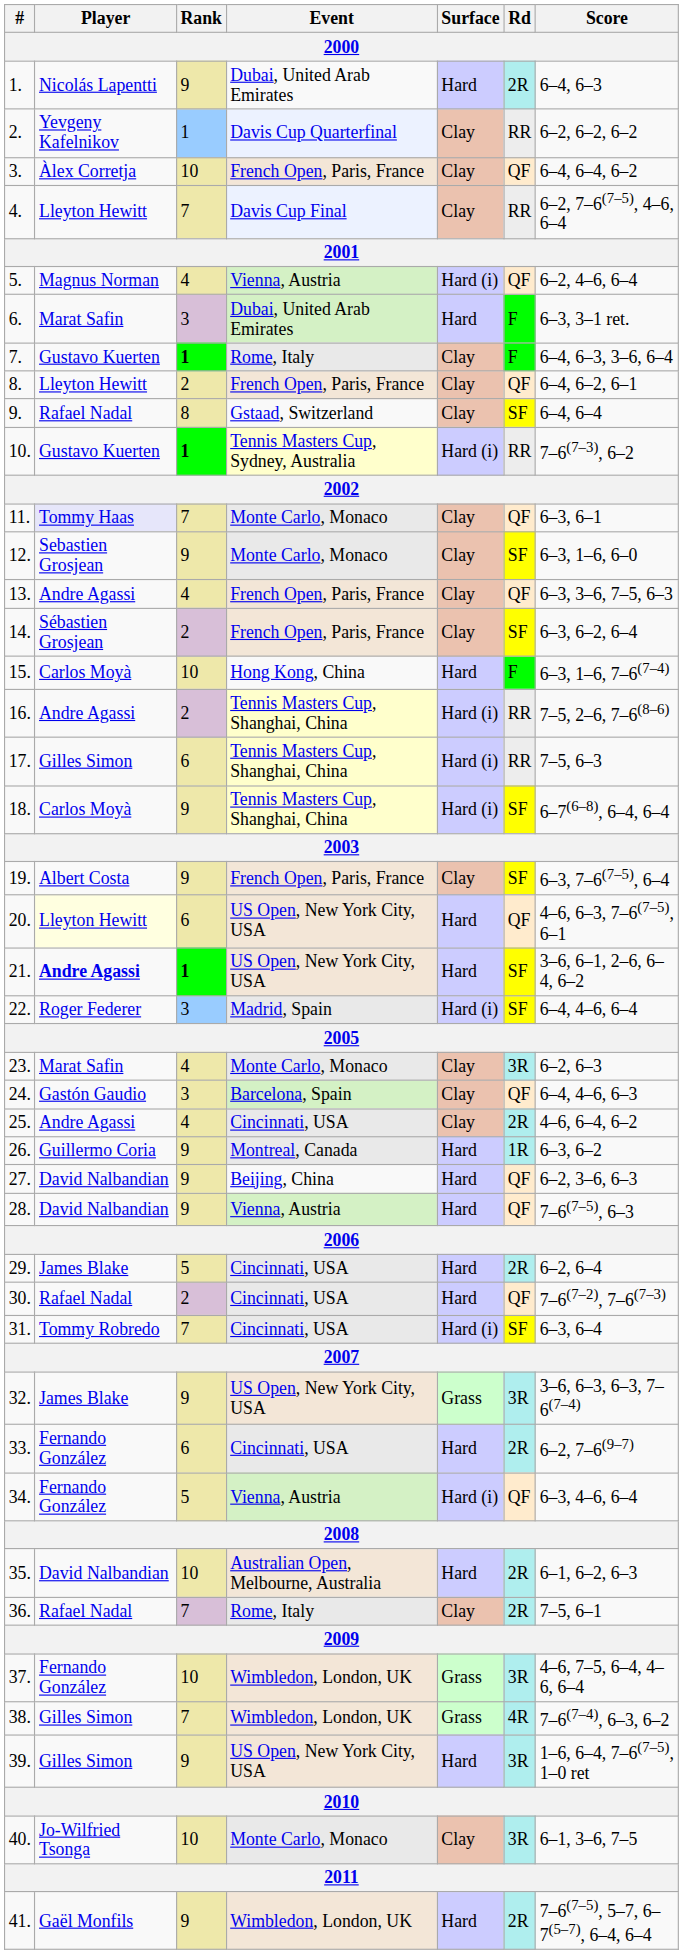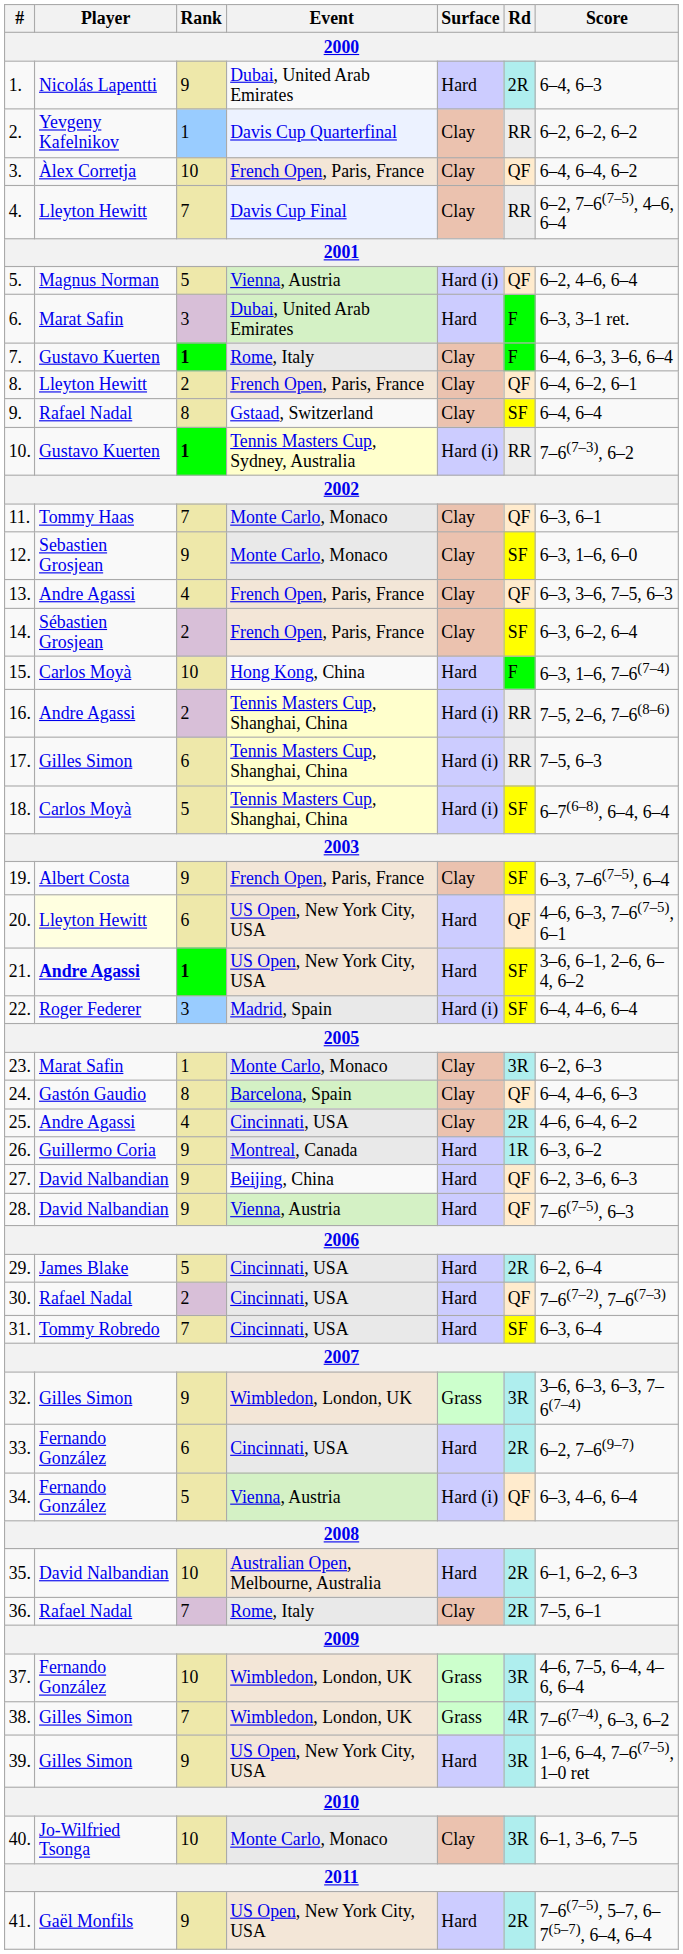(185, 280) 4 -> (185, 280) 5
(87, 517) lavender background -> (87, 517) no background
(185, 809) 9 -> (185, 809) 5
(185, 1066) 4 -> (185, 1066) 1
(185, 1094) 3 -> (185, 1094) 8
(470, 1329) Hard (i) -> (459, 1329) Hard
(84, 1398) James Blake -> (86, 1398) Gilles Simon
(323, 1398) US Open, New York City, USA -> (321, 1398) Wimbledon, London, UK
(321, 1920) Wimbledon, London, UK -> (323, 1920) US Open, New York City, USA
